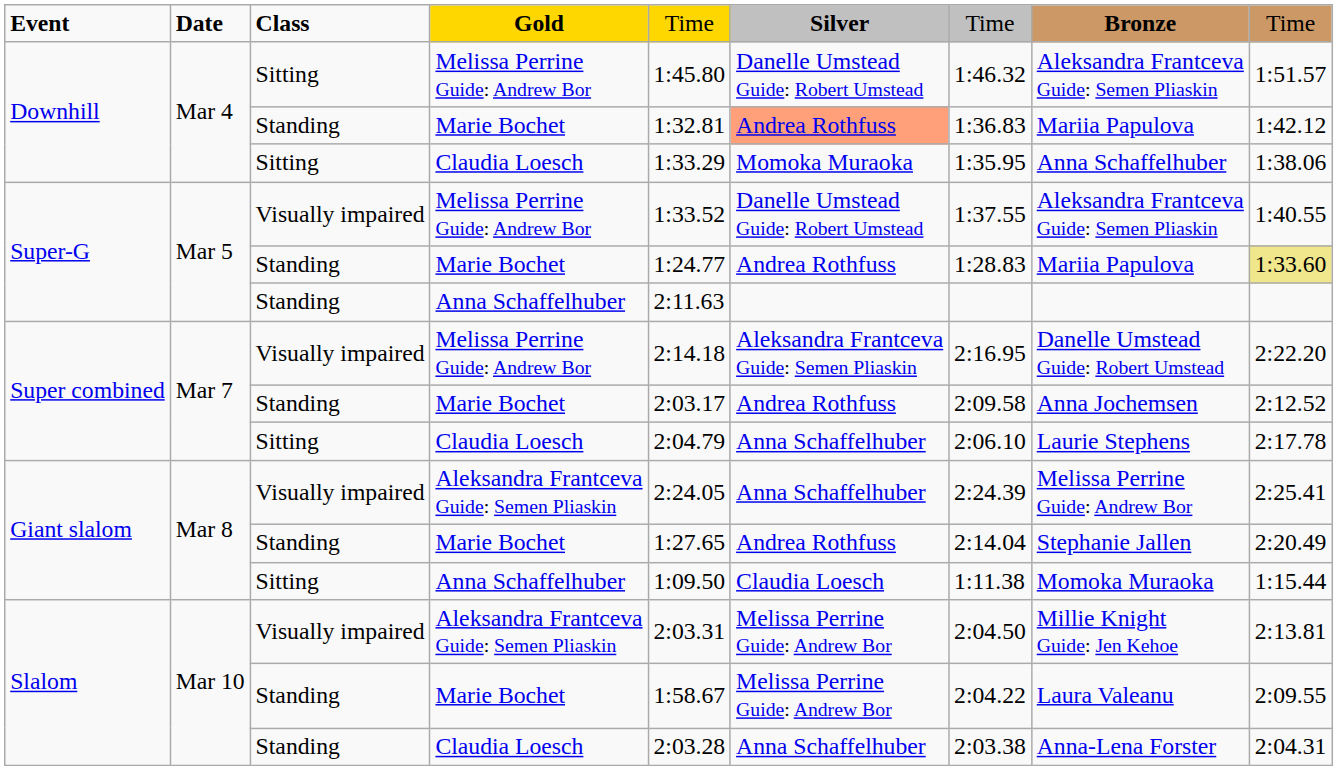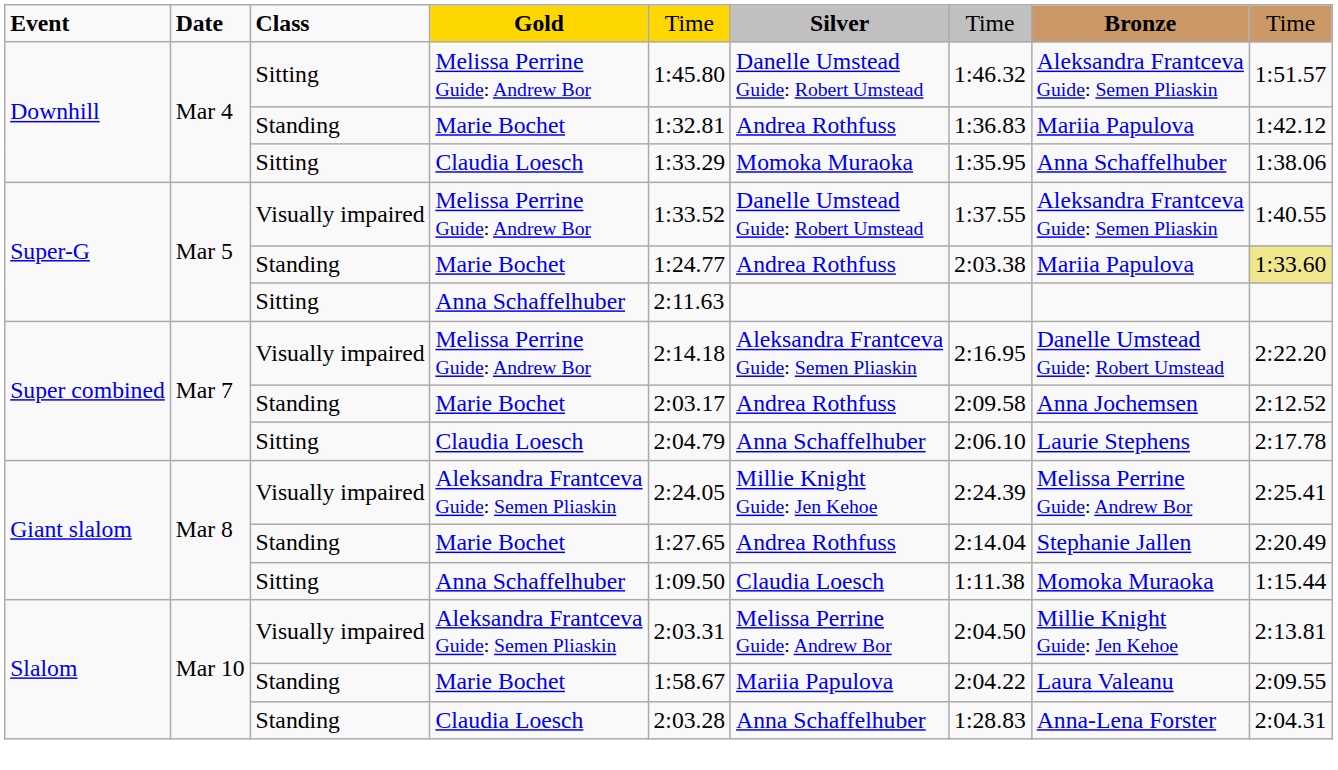(816, 125) lightsalmon background -> (816, 125) no background
(990, 264) 1:28.83 -> (990, 264) 2:03.38
(298, 301) Standing -> (287, 301) Sitting
(831, 492) Anna Schaffelhuber -> (807, 492) Millie Knight Guide: Jen Kehoe
(814, 695) Melissa Perrine Guide: Andrew Bor -> (815, 682) Mariia Papulova
(990, 746) 2:03.38 -> (990, 719) 1:28.83
